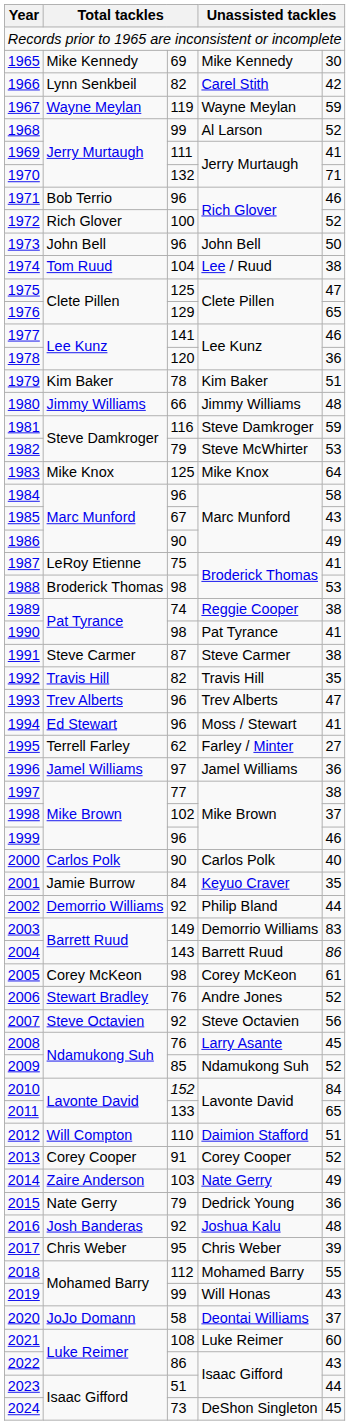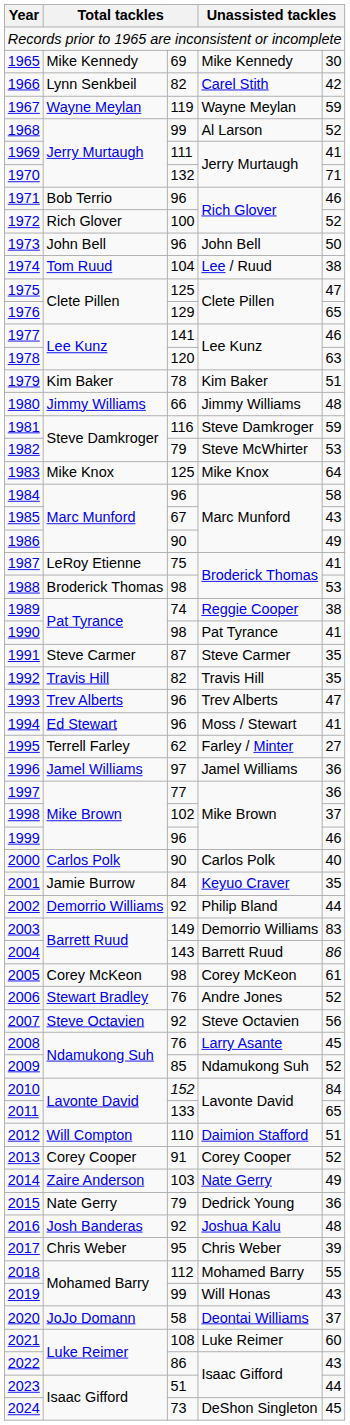(333, 358) 36 -> (333, 358) 63
(333, 655) 38 -> (333, 655) 35
(333, 792) 38 -> (333, 792) 36
